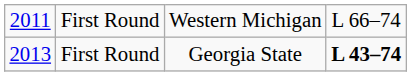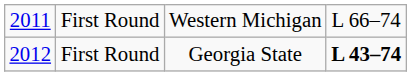(30, 53) 2013 -> (30, 53) 2012
